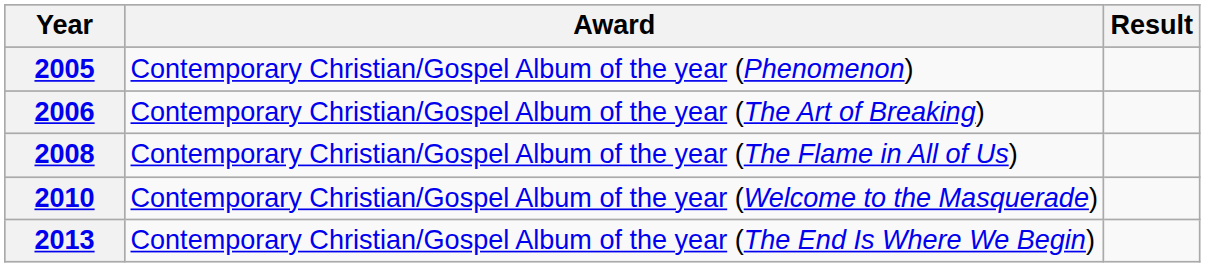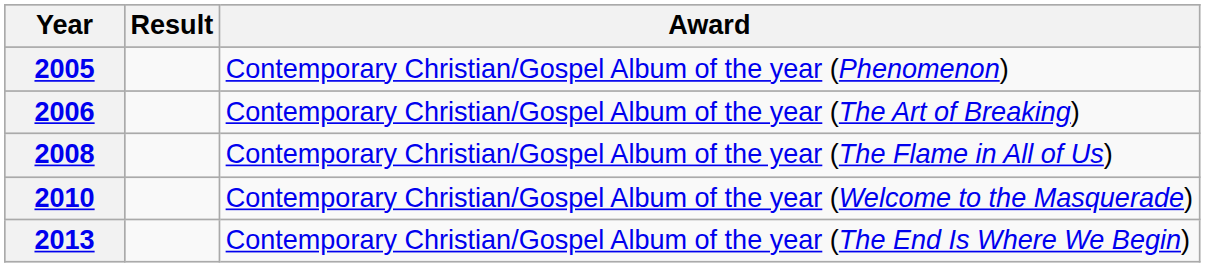columns swapped: (614, 25) <-> (1152, 25)
